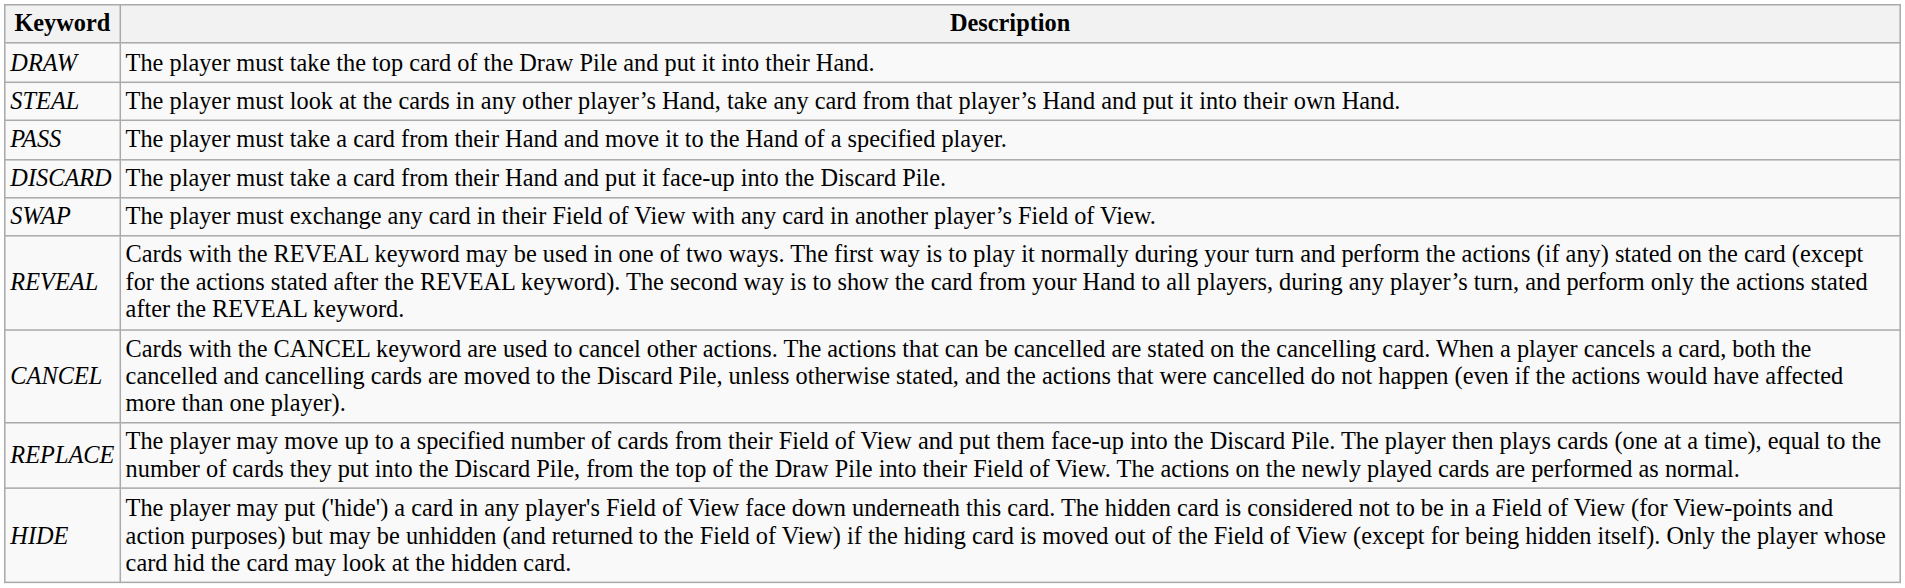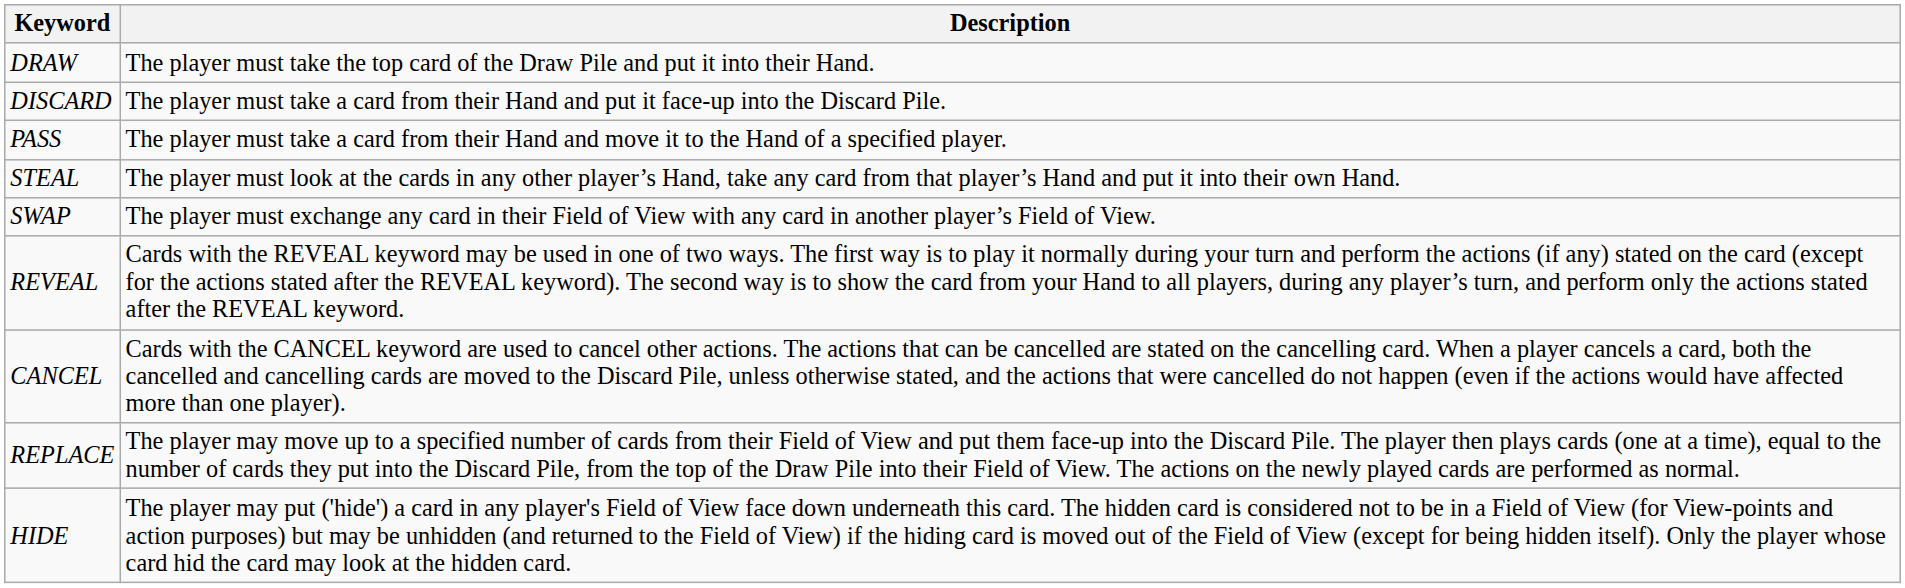rows swapped: (61, 178) <-> (45, 100)
